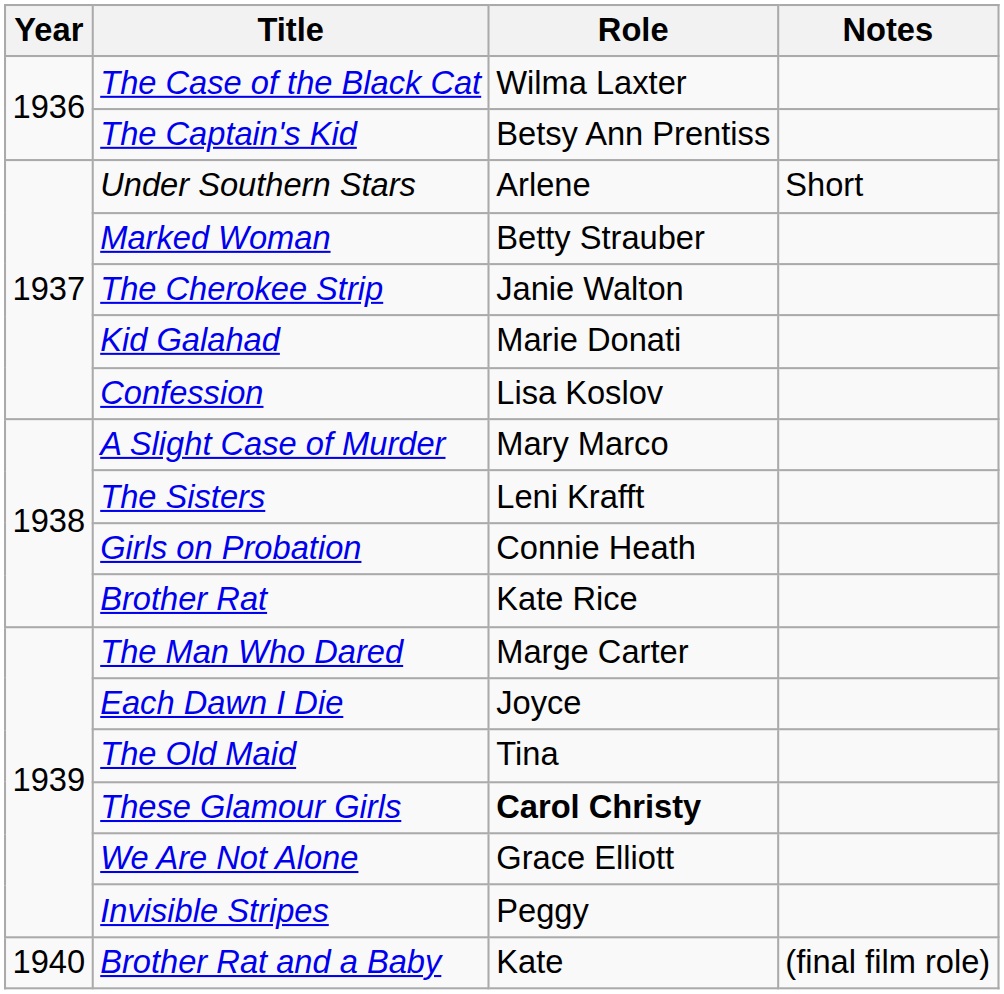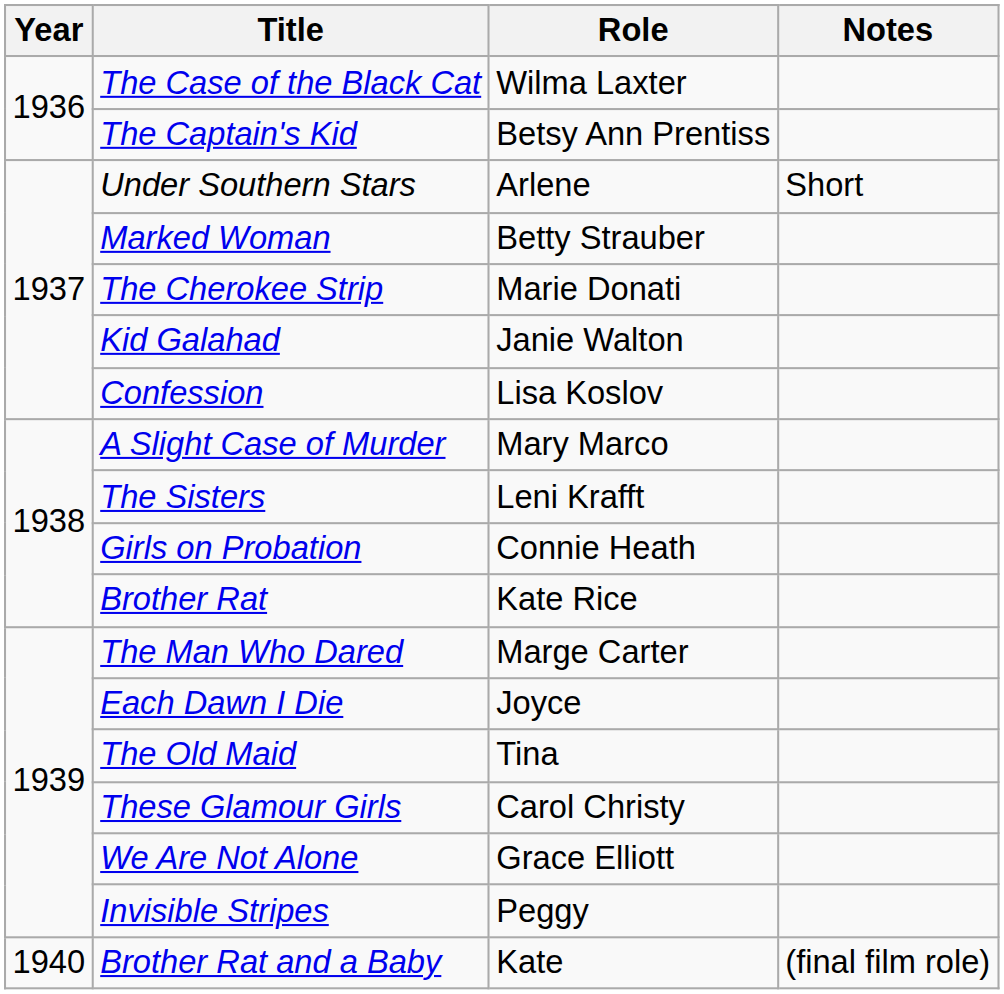(590, 289) Janie Walton -> (589, 289) Marie Donati
(589, 340) Marie Donati -> (590, 340) Janie Walton
(599, 806) bold -> (591, 806) normal
